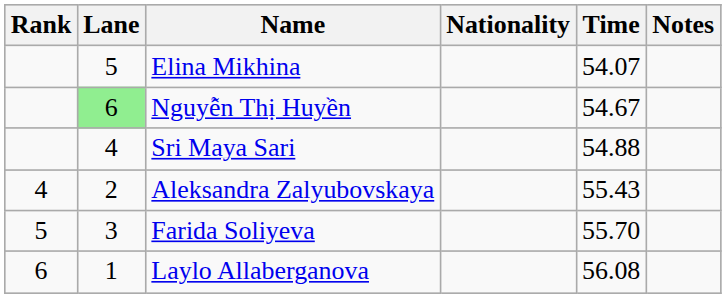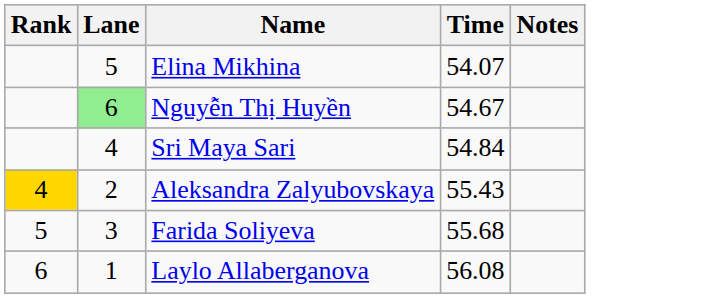- column: (508, 25)
(611, 148) 54.88 -> (475, 148) 54.84
(41, 189) no background -> (41, 189) gold background
(611, 230) 55.70 -> (475, 230) 55.68
